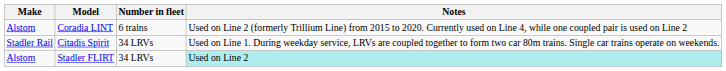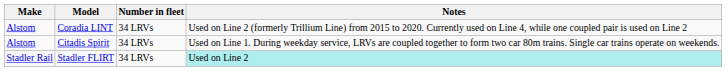(133, 27) 6 trains -> (136, 27) 34 LRVs
(30, 43) Stadler Rail -> (21, 43) Alstom
(21, 58) Alstom -> (30, 58) Stadler Rail
